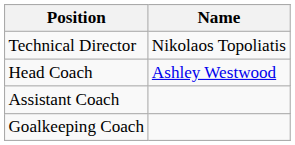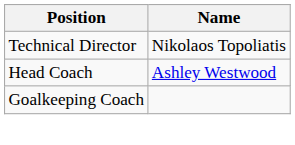- row: (64, 99)
